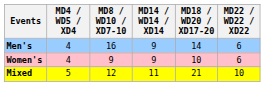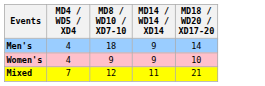- column: (239, 22)
(111, 46) 16 -> (111, 46) 18
(68, 74) 5 -> (68, 74) 7
